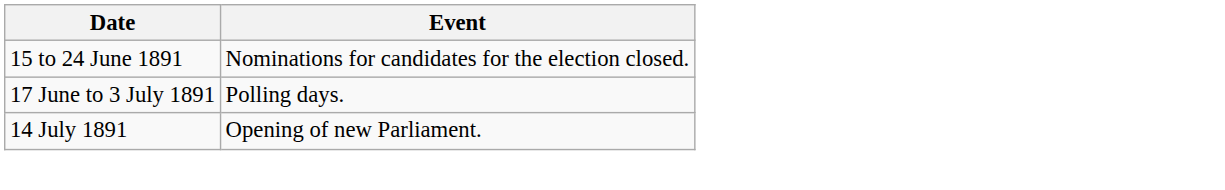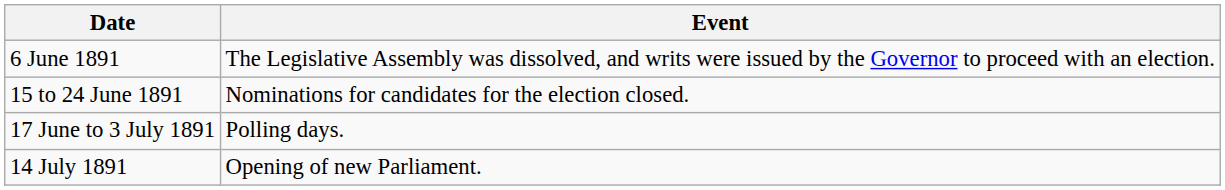+ row: (65, 58)
